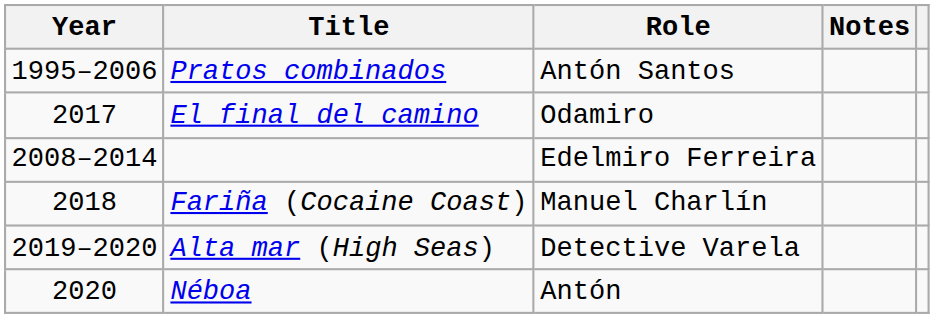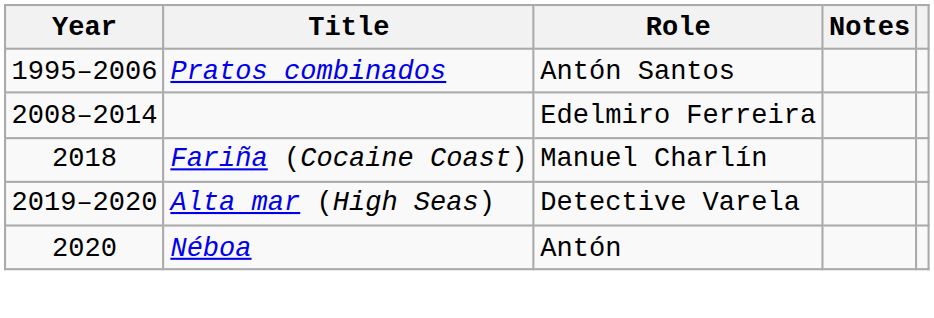- row: (325, 115)
